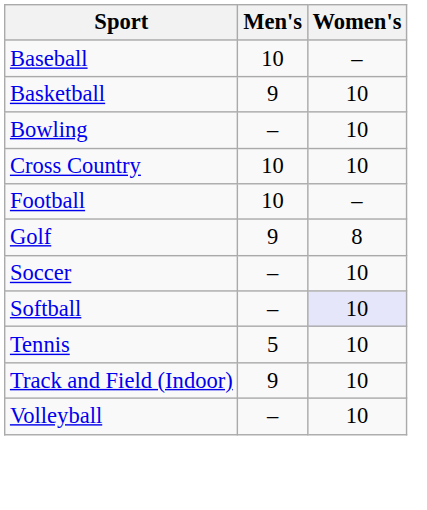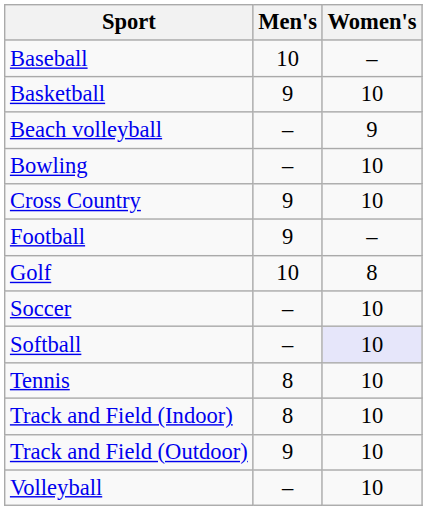+ row: (86, 129)
(273, 165) 10 -> (288, 201) 9
(273, 201) 10 -> (288, 237) 9
(273, 237) 9 -> (288, 272) 10
(273, 344) 5 -> (288, 380) 8
(273, 380) 9 -> (288, 415) 8
+ row: (129, 451)
